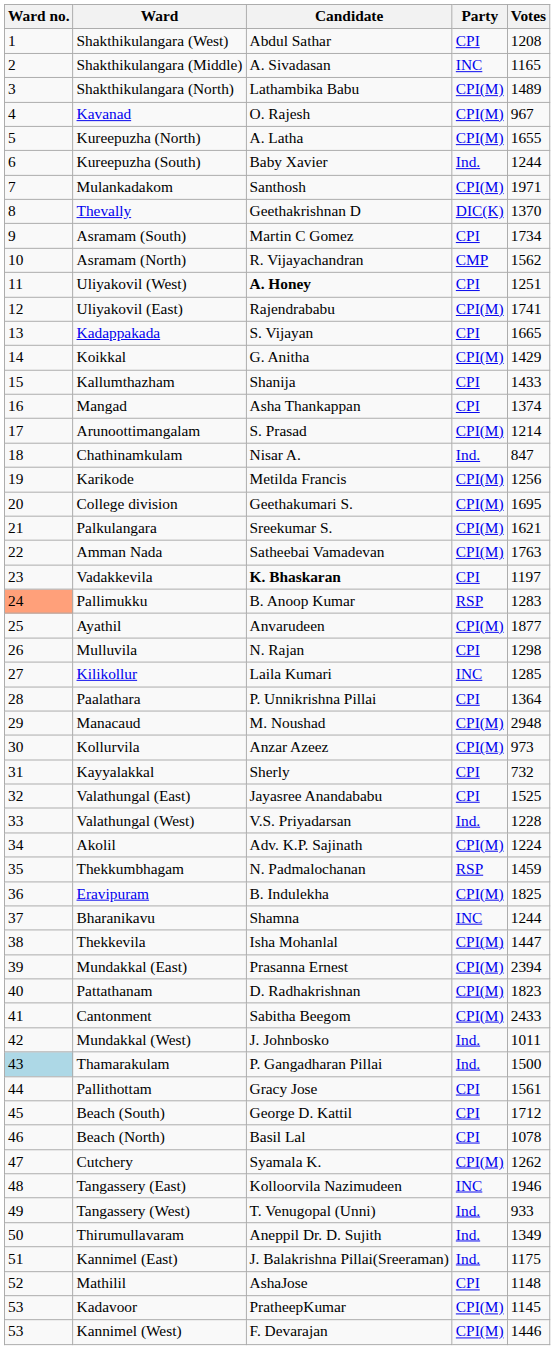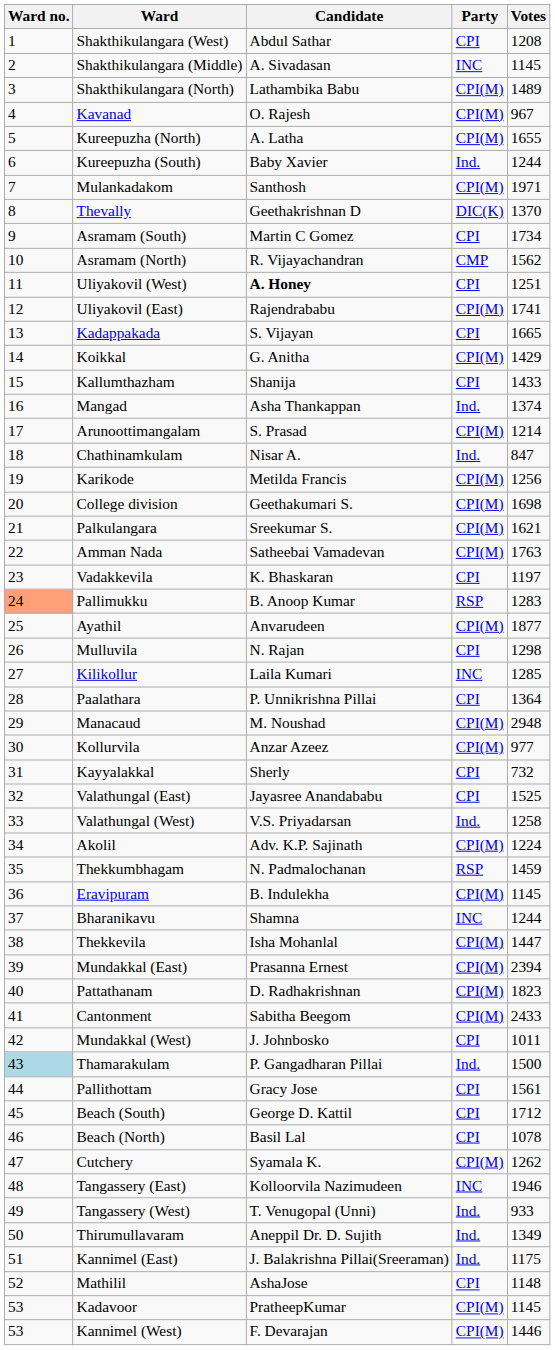(526, 65) 1165 -> (526, 65) 1145
(468, 406) CPI -> (468, 406) Ind.
(526, 503) 1695 -> (526, 503) 1698
(295, 576) bold -> (291, 576) normal
(522, 747) 973 -> (522, 747) 977
(526, 820) 1228 -> (526, 820) 1258
(526, 893) 1825 -> (526, 893) 1145
(468, 1039) Ind. -> (468, 1039) CPI
